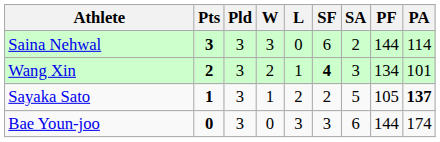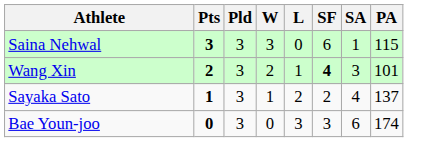- column: (386, 17)
(356, 44) 2 -> (356, 44) 1
(419, 44) 114 -> (386, 44) 115
(356, 96) 5 -> (356, 96) 4
(419, 96) bold -> (386, 96) normal
